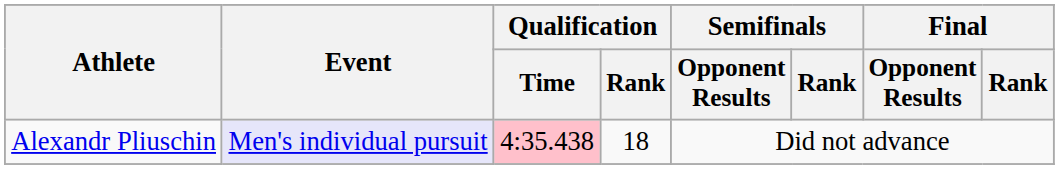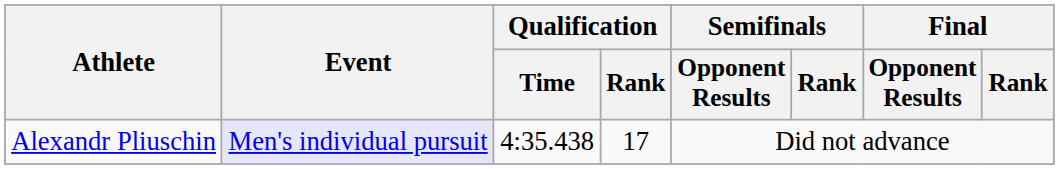(547, 141) pink background -> (547, 141) no background
(636, 141) 18 -> (636, 141) 17
